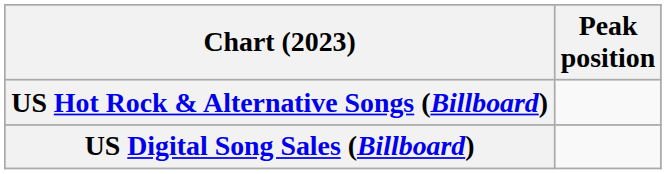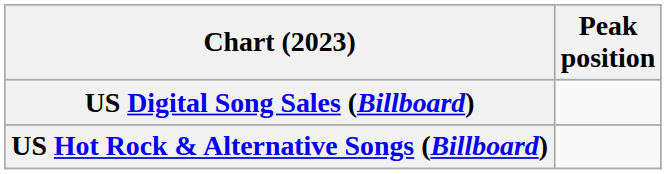rows swapped: (280, 146) <-> (280, 102)
